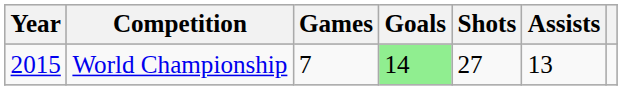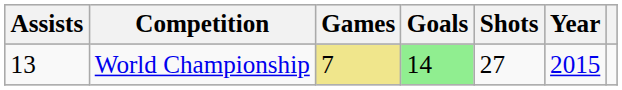columns swapped: (36, 24) <-> (564, 24)
(305, 64) no background -> (328, 64) khaki background
